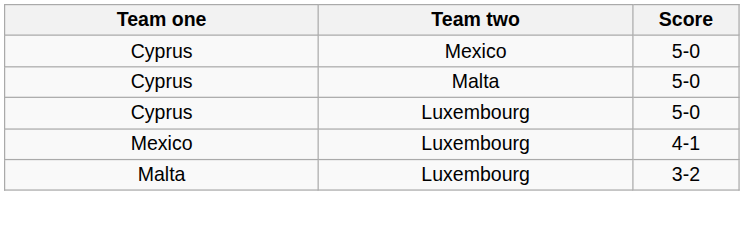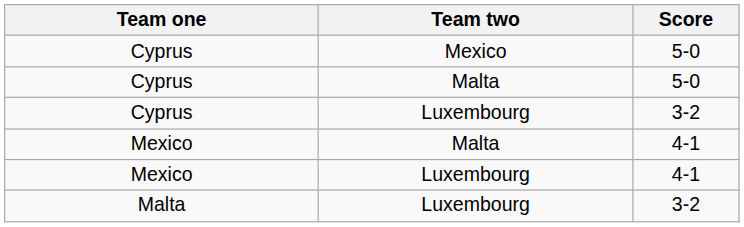(686, 112) 5-0 -> (686, 112) 3-2
+ row: (162, 143)
